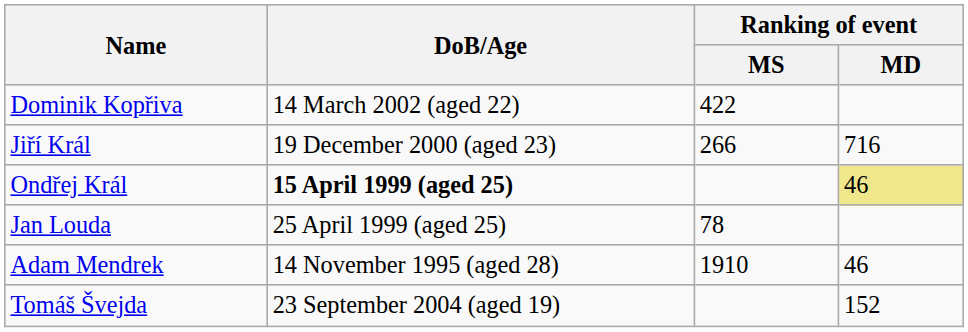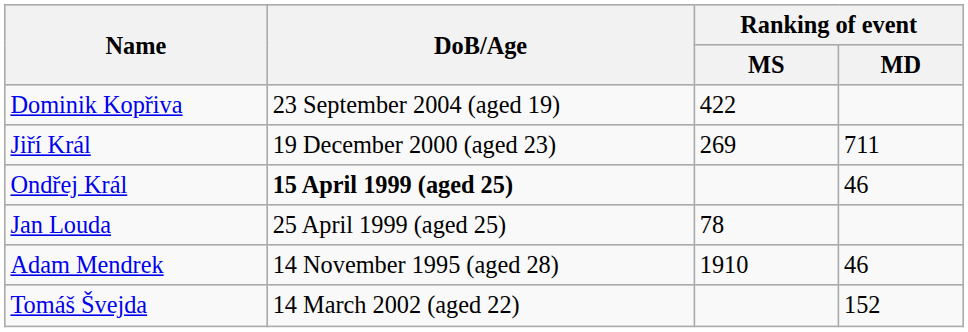(396, 104) 14 March 2002 (aged 22) -> (416, 104) 23 September 2004 (aged 19)
(718, 145) 266 -> (718, 145) 269
(862, 145) 716 -> (862, 145) 711
(856, 185) khaki background -> (856, 185) no background
(416, 305) 23 September 2004 (aged 19) -> (396, 305) 14 March 2002 (aged 22)
